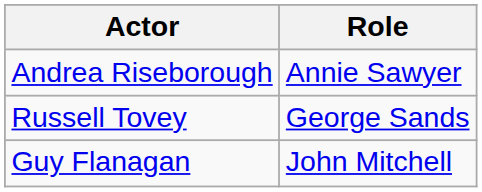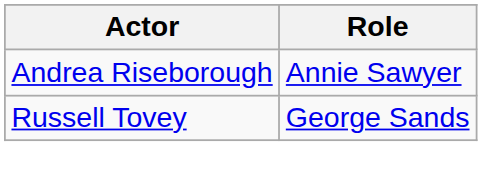- row: (101, 162)
